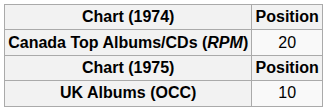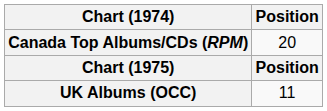(287, 93) 10 -> (287, 93) 11
